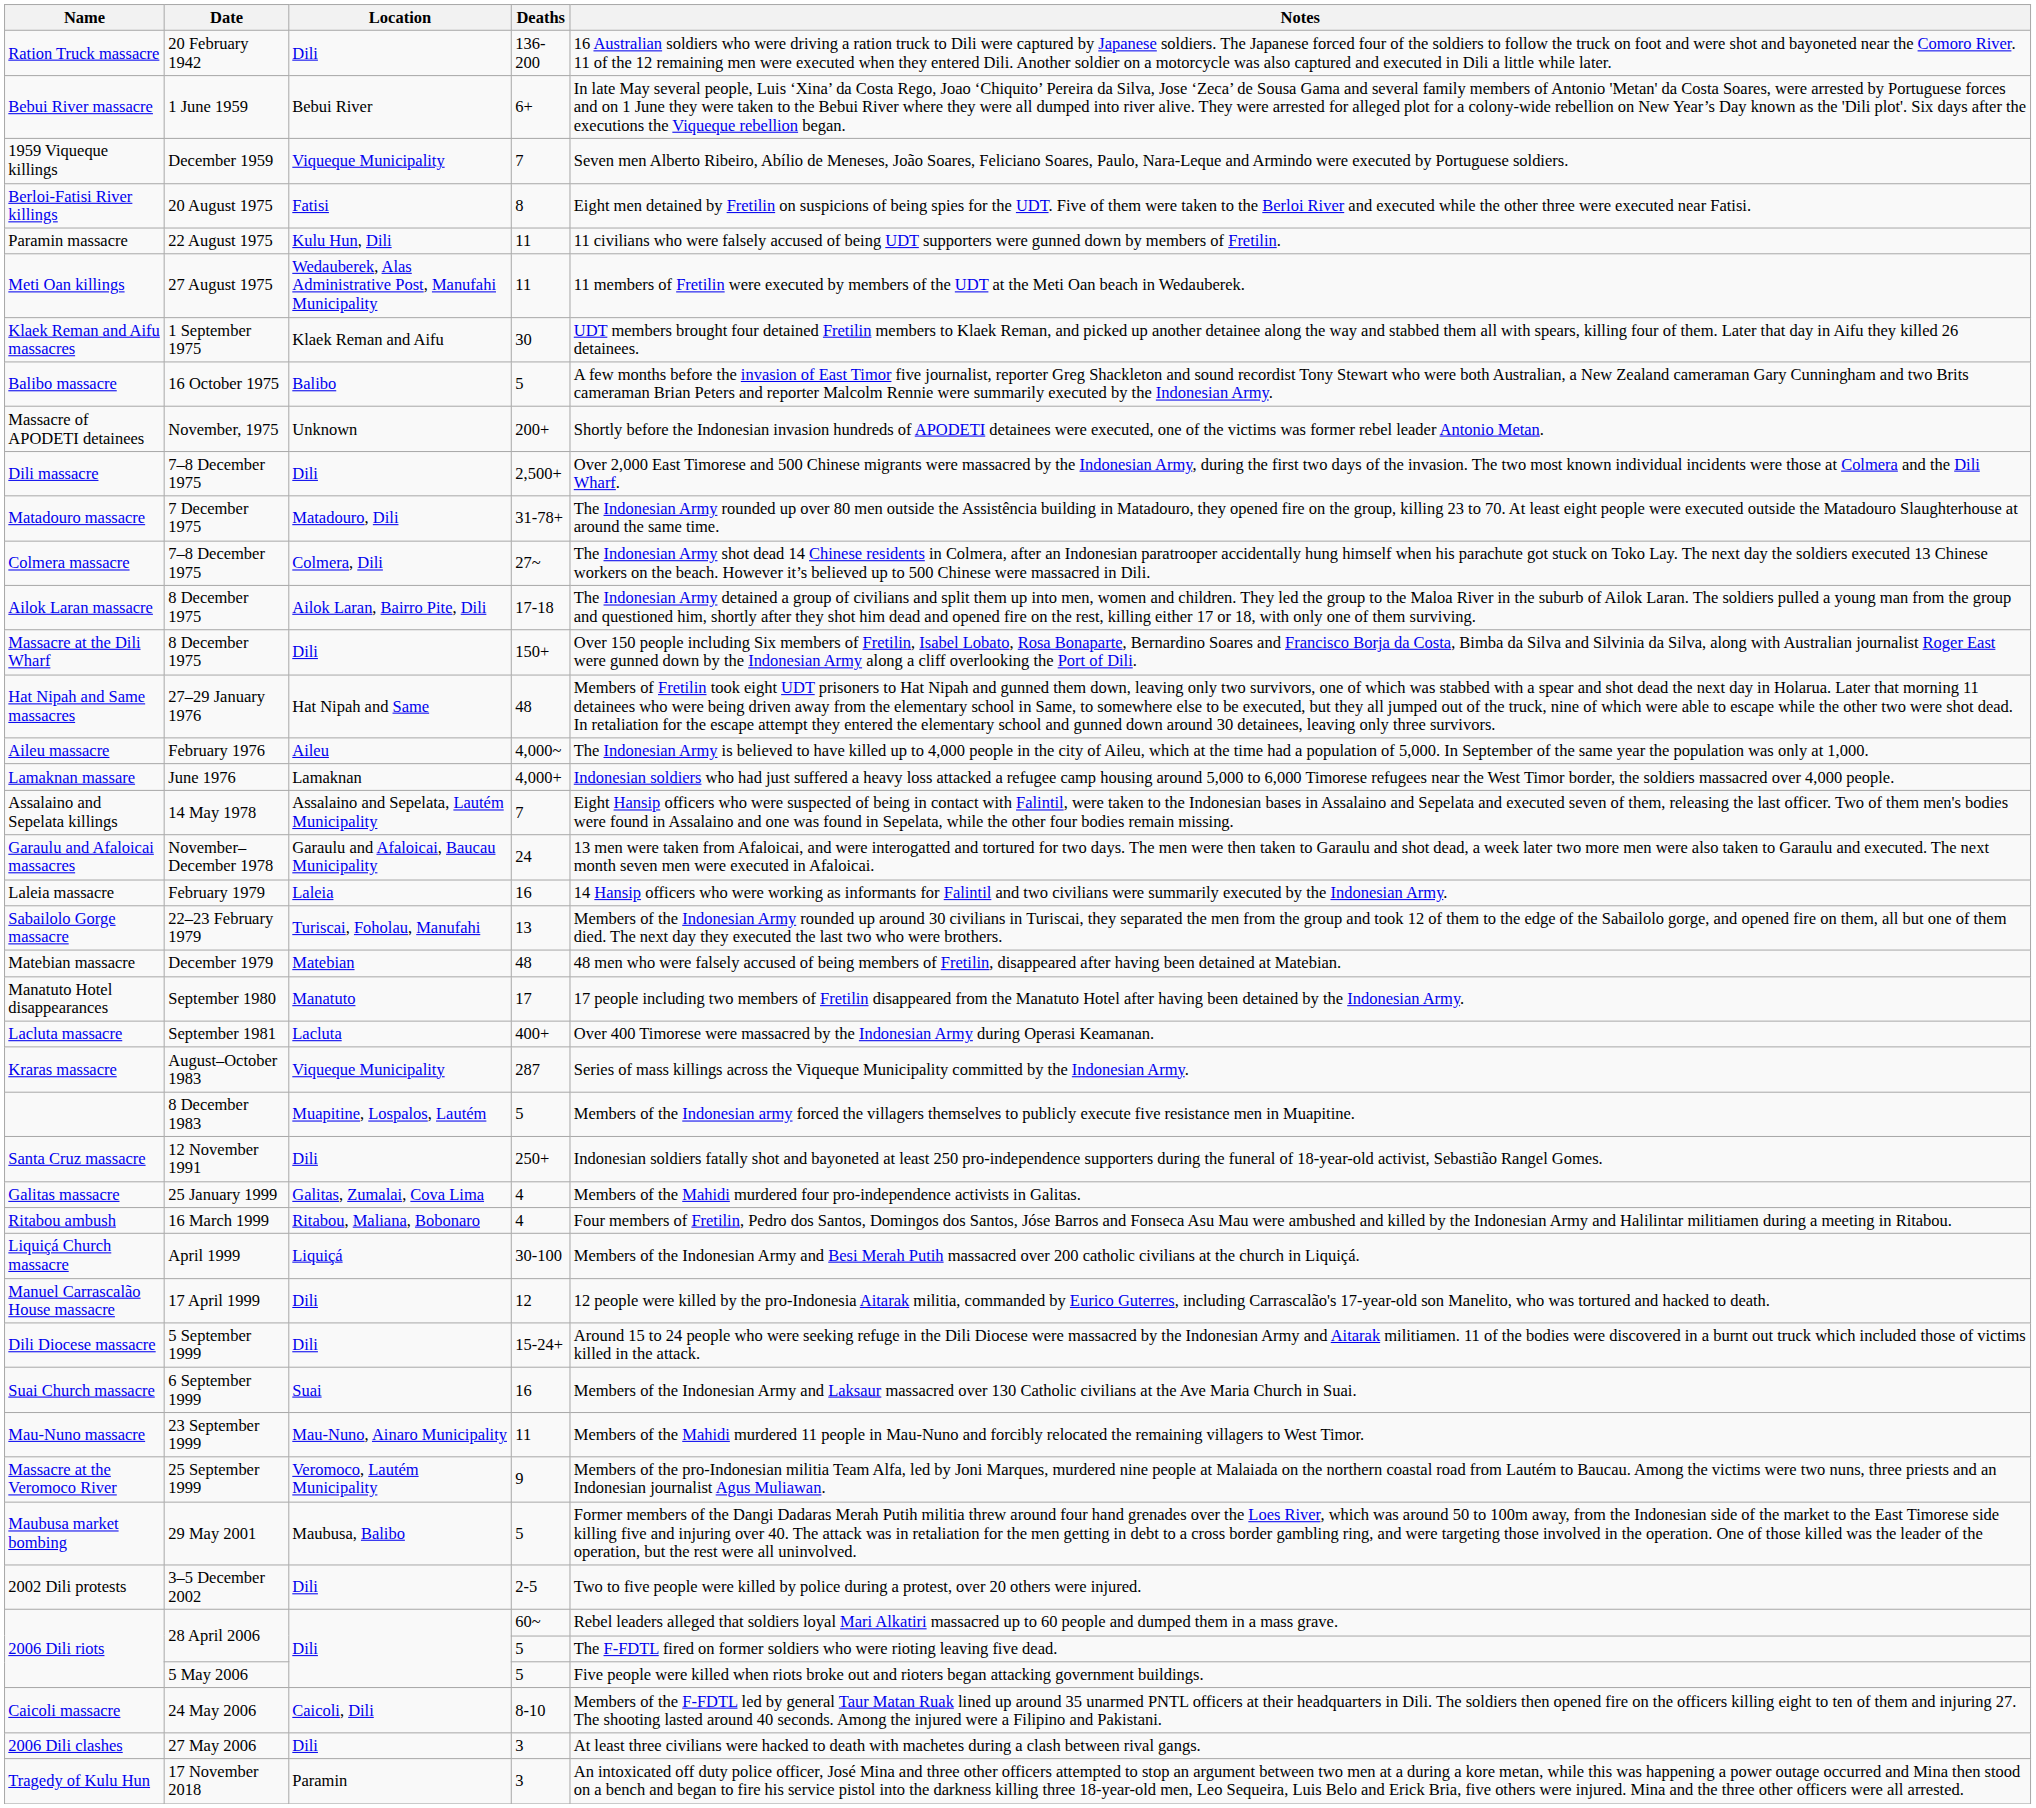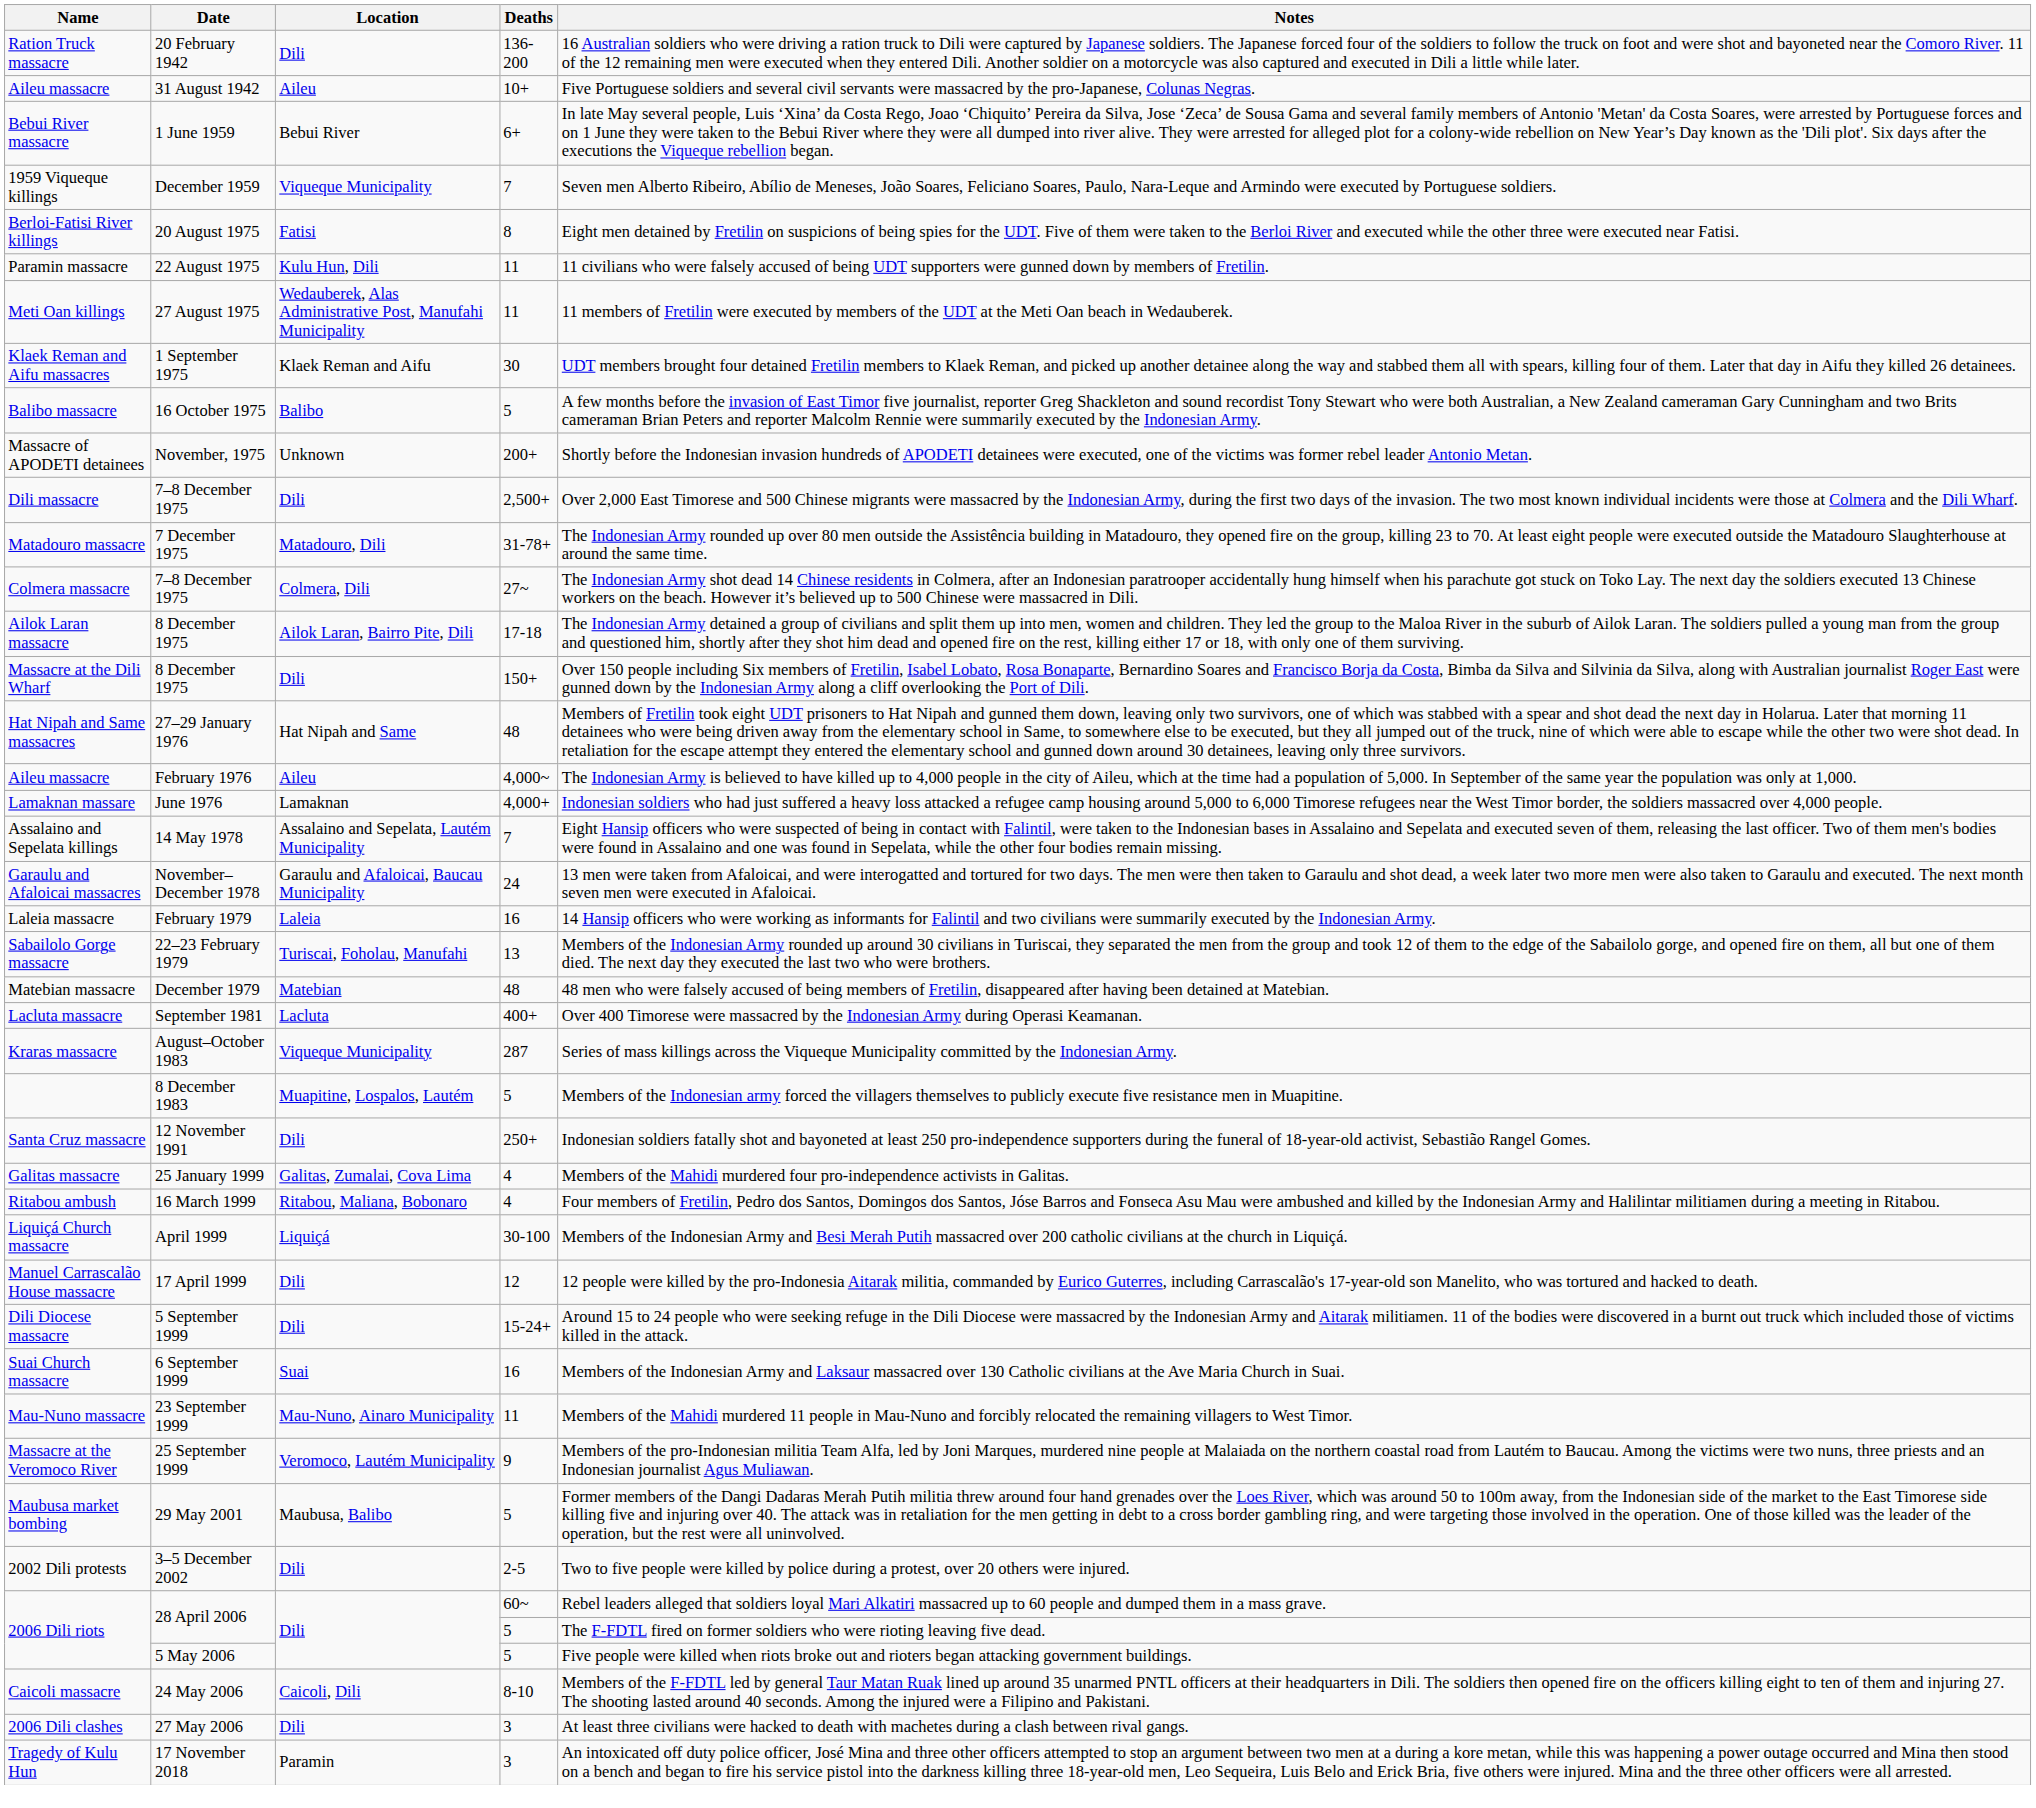+ row: (59, 88)
- row: (60, 998)
